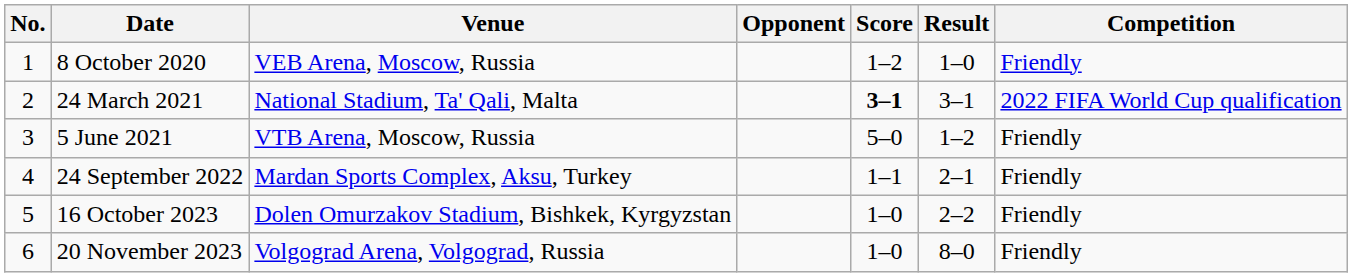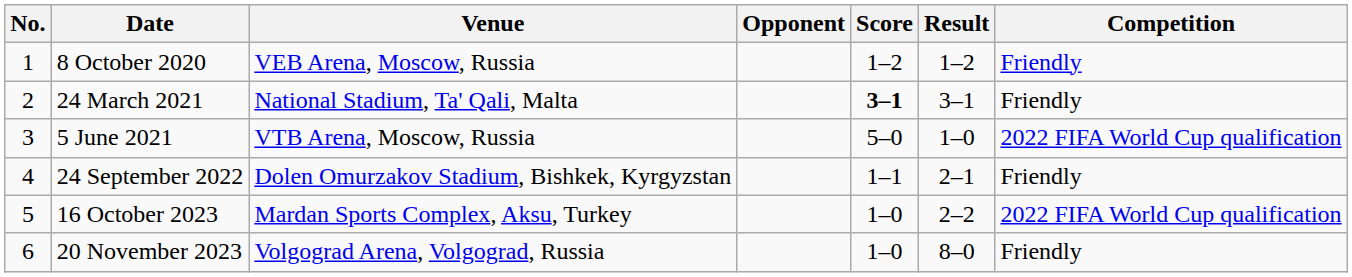(957, 61) 1–0 -> (957, 61) 1–2
(1171, 99) 2022 FIFA World Cup qualification -> (1041, 99) Friendly
(957, 137) 1–2 -> (957, 137) 1–0
(1041, 137) Friendly -> (1171, 137) 2022 FIFA World Cup qualification
(443, 175) Mardan Sports Complex, Aksu, Turkey -> (493, 175) Dolen Omurzakov Stadium, Bishkek, Kyrgyzstan
(493, 213) Dolen Omurzakov Stadium, Bishkek, Kyrgyzstan -> (443, 213) Mardan Sports Complex, Aksu, Turkey
(1041, 213) Friendly -> (1171, 213) 2022 FIFA World Cup qualification
